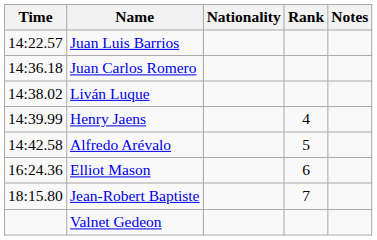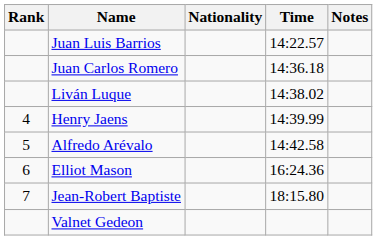columns swapped: (306, 17) <-> (35, 17)
